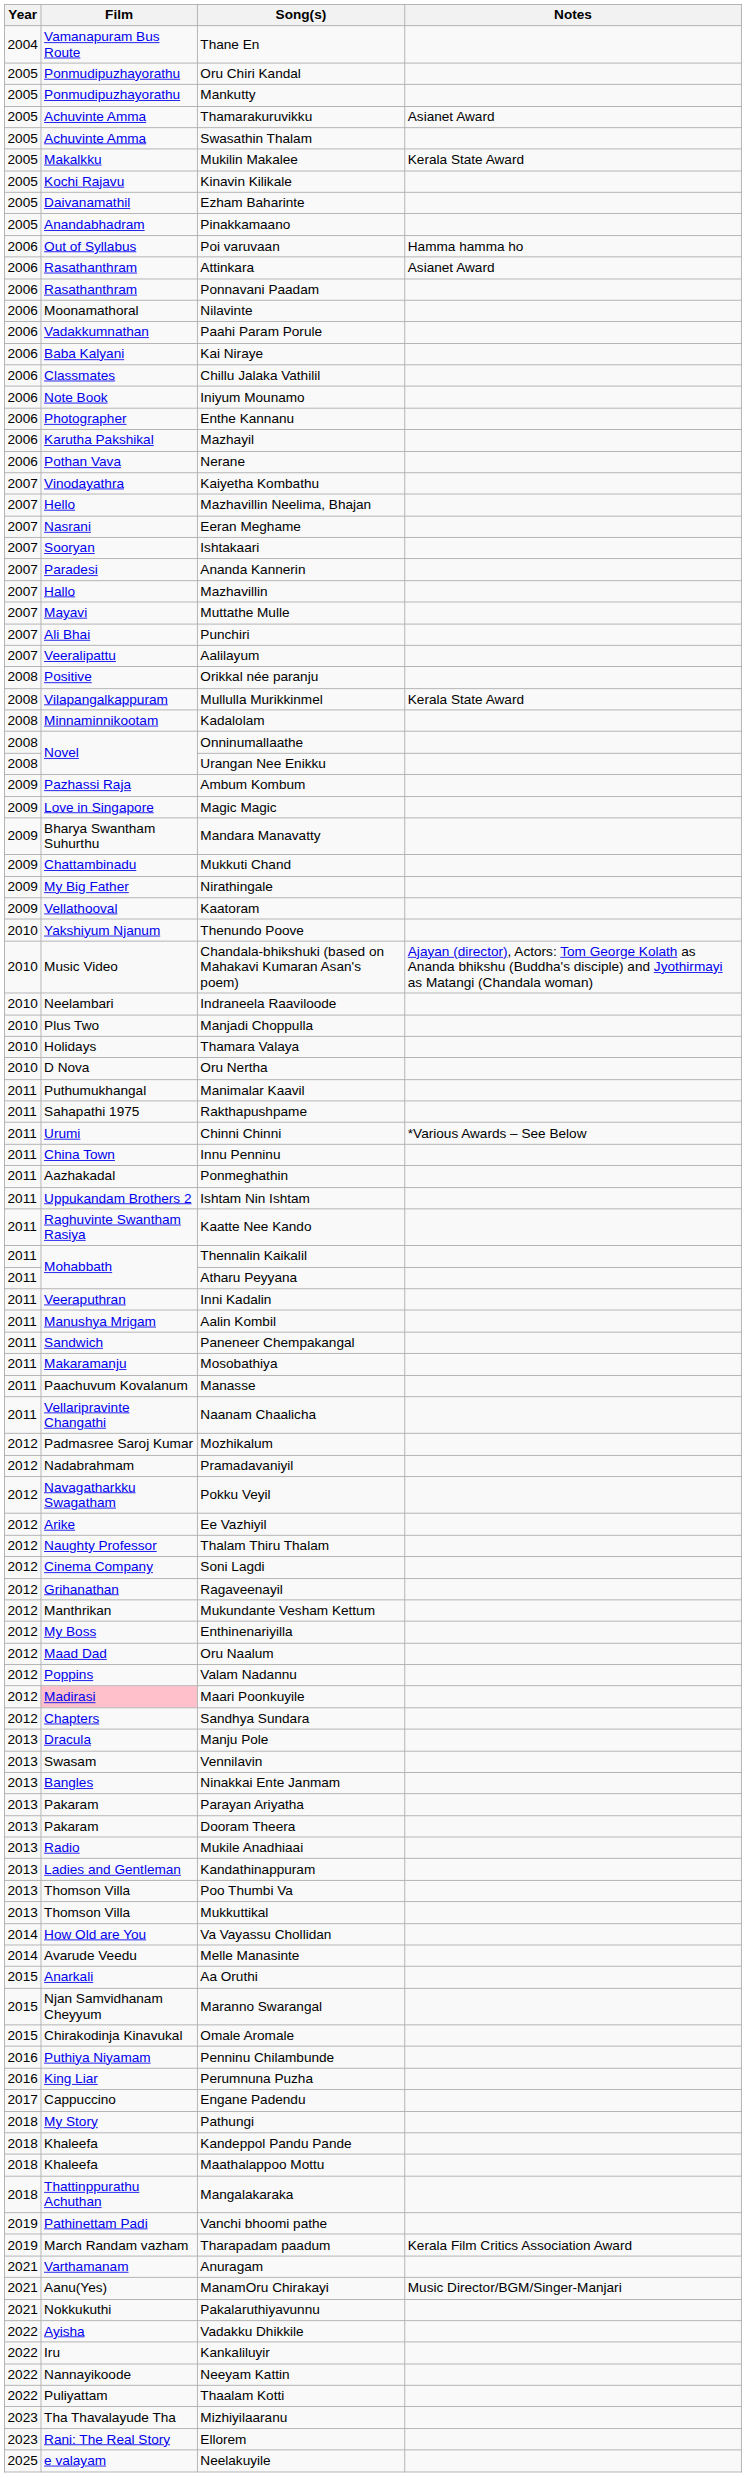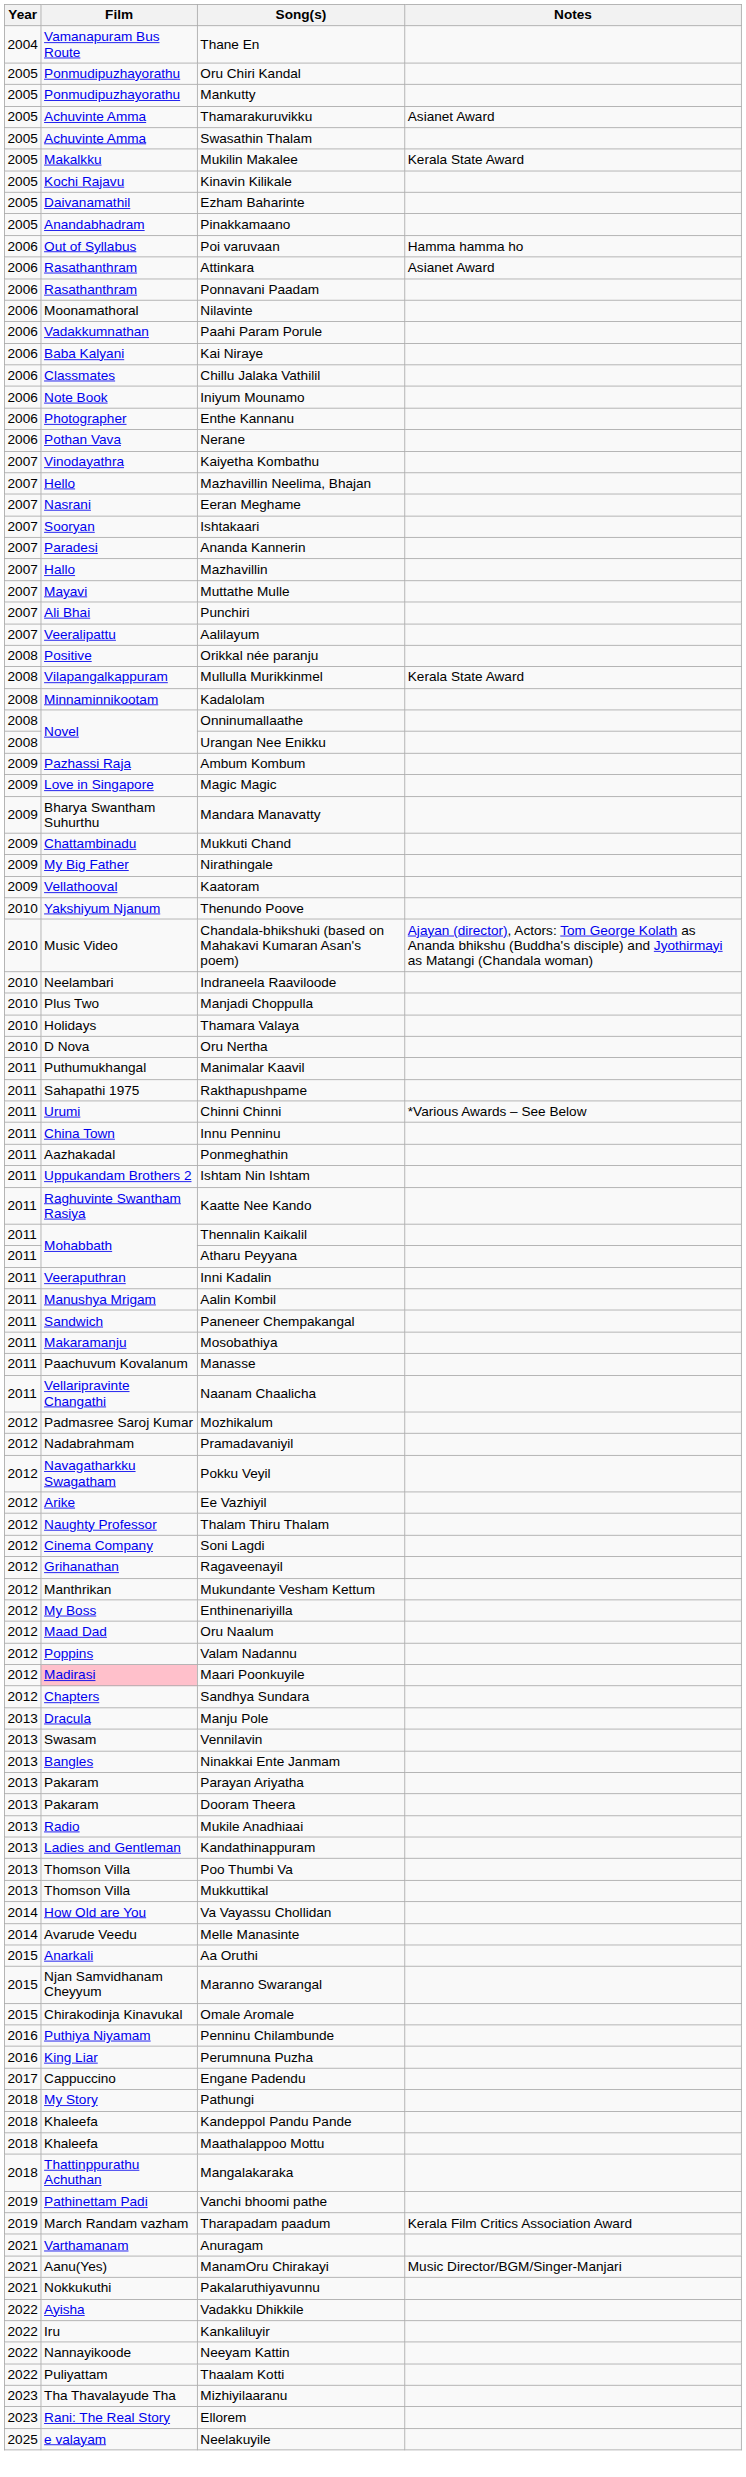- row: (227, 440)
